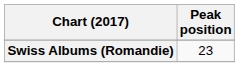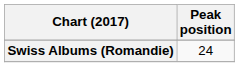(206, 51) 23 -> (206, 51) 24
